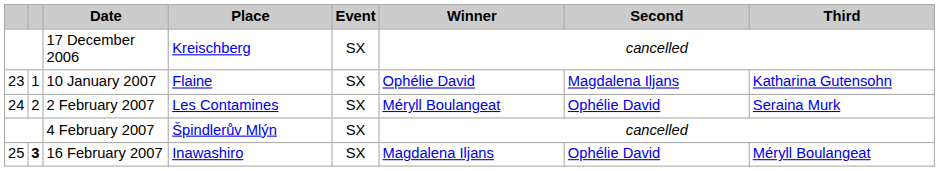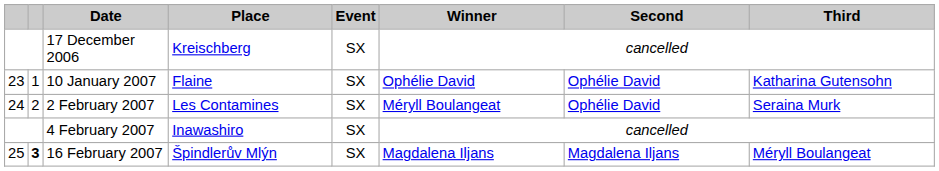(623, 81) Magdalena Iljans -> (614, 81) Ophélie David
(225, 129) Špindlerův Mlýn -> (208, 129) Inawashiro
(208, 153) Inawashiro -> (225, 153) Špindlerův Mlýn
(614, 153) Ophélie David -> (623, 153) Magdalena Iljans
